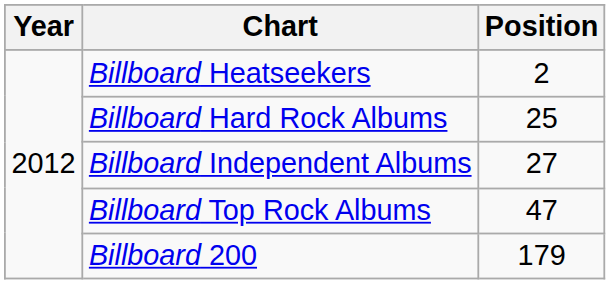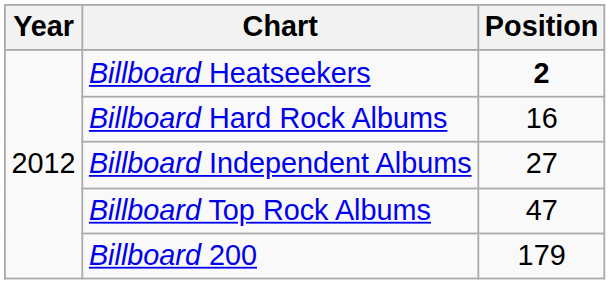(542, 73) normal -> (542, 73) bold
(542, 118) 25 -> (542, 118) 16
